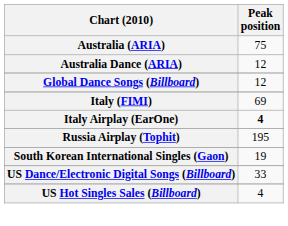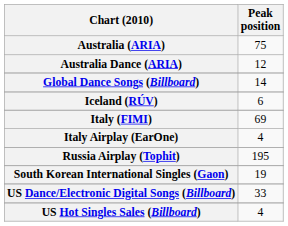(260, 82) 12 -> (260, 82) 14
+ row: (121, 100)
(260, 119) bold -> (260, 138) normal
